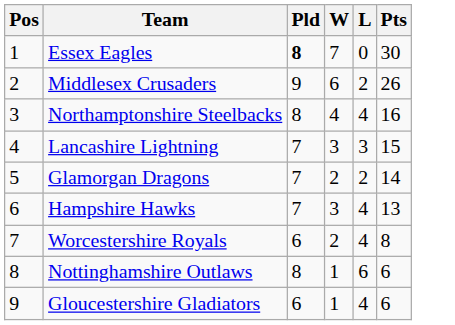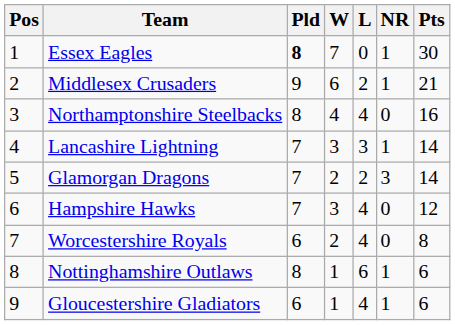+ column: (395, 20)
(391, 83) 26 -> (428, 83) 21
(391, 146) 15 -> (428, 146) 14
(391, 209) 13 -> (428, 209) 12
